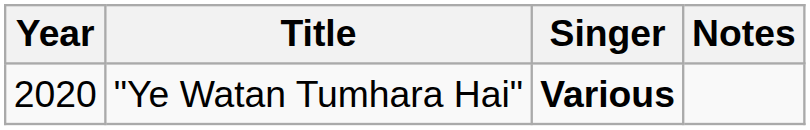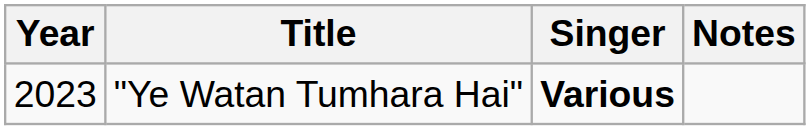(55, 93) 2020 -> (55, 93) 2023
